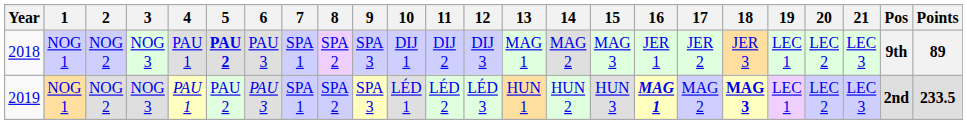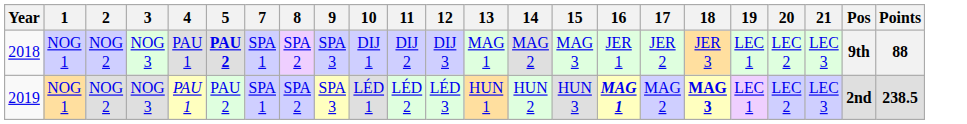- column: (264, 17)
(938, 52) 89 -> (900, 52) 88
(938, 97) 233.5 -> (900, 97) 238.5
